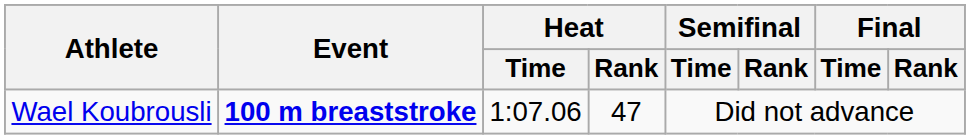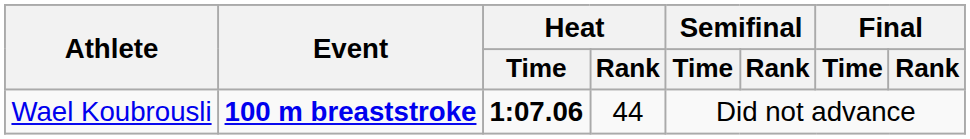(536, 112) normal -> (536, 112) bold
(626, 112) 47 -> (628, 112) 44
